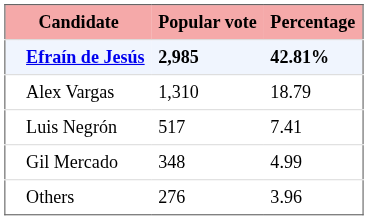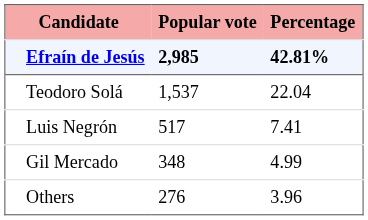+ row: (74, 92)
- row: (70, 92)
